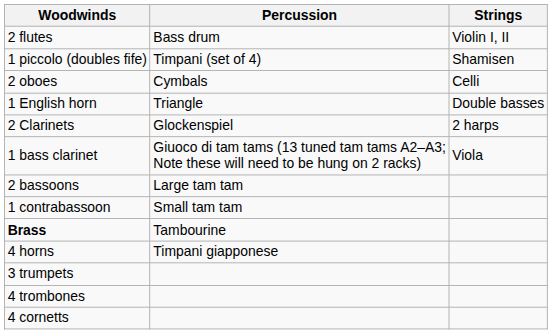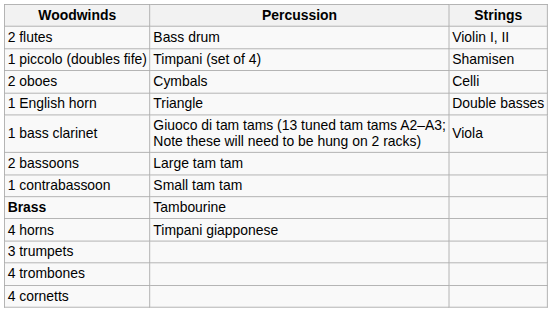- row: (41, 125)
